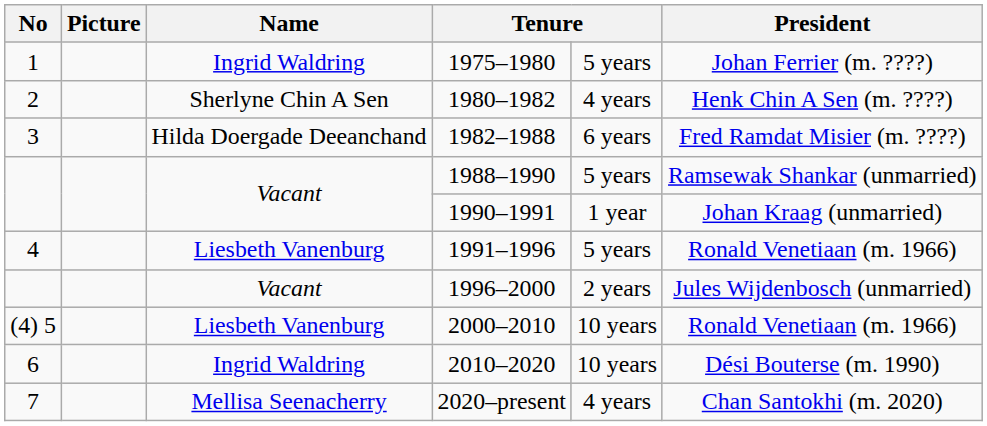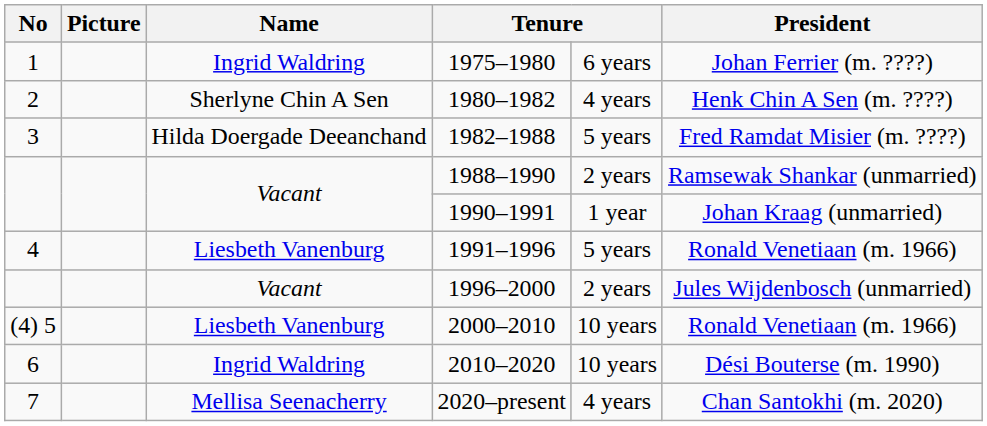(617, 61) 5 years -> (617, 61) 6 years
(617, 136) 6 years -> (617, 136) 5 years
(617, 174) 5 years -> (617, 174) 2 years
